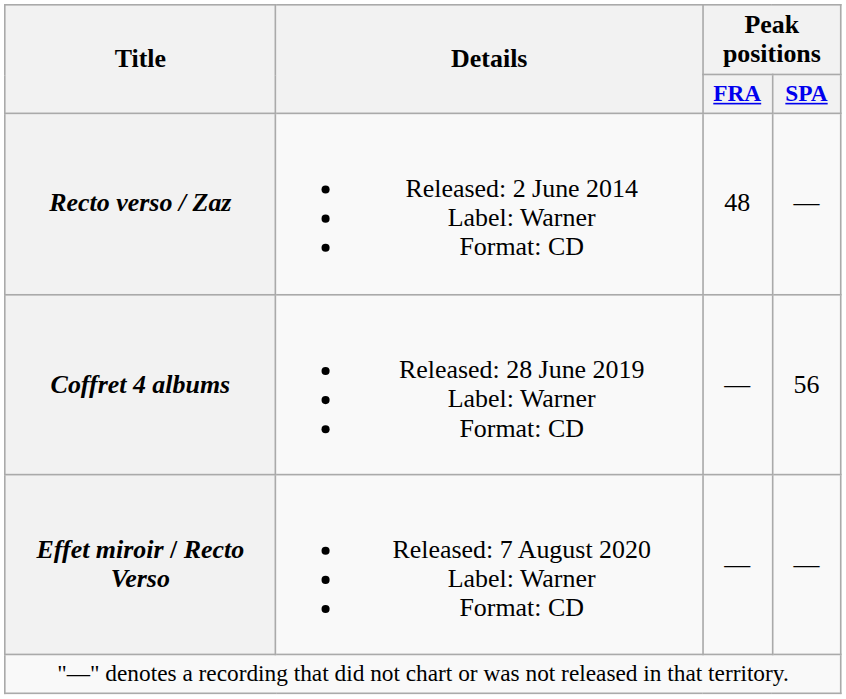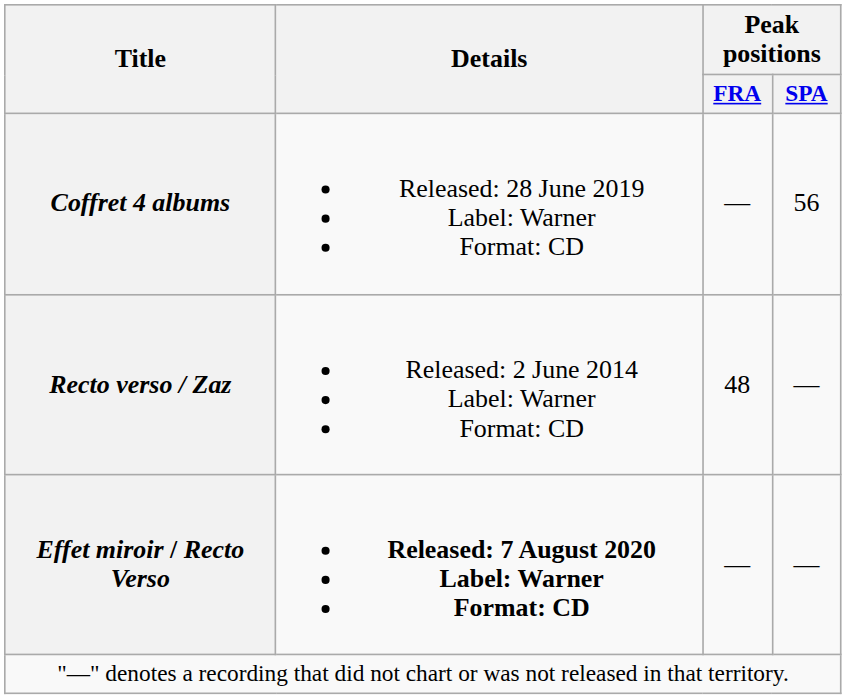rows swapped: (140, 203) <-> (140, 383)
(489, 579) normal -> (489, 579) bold
